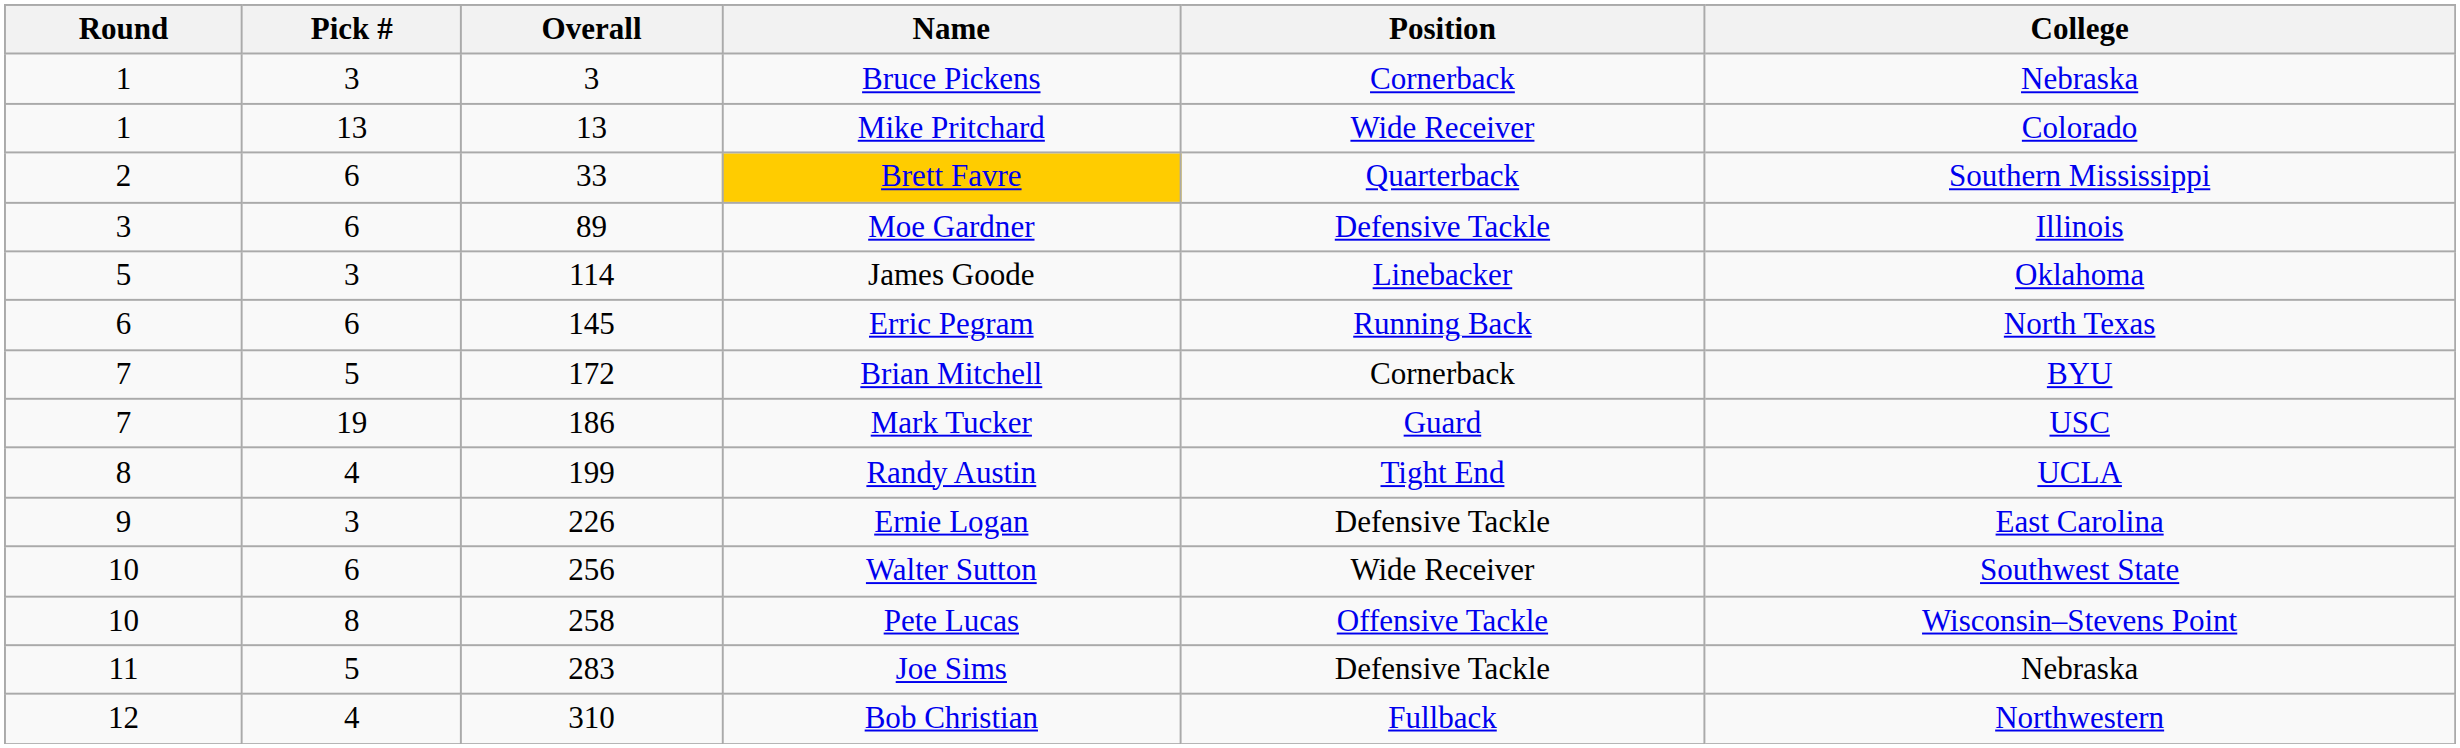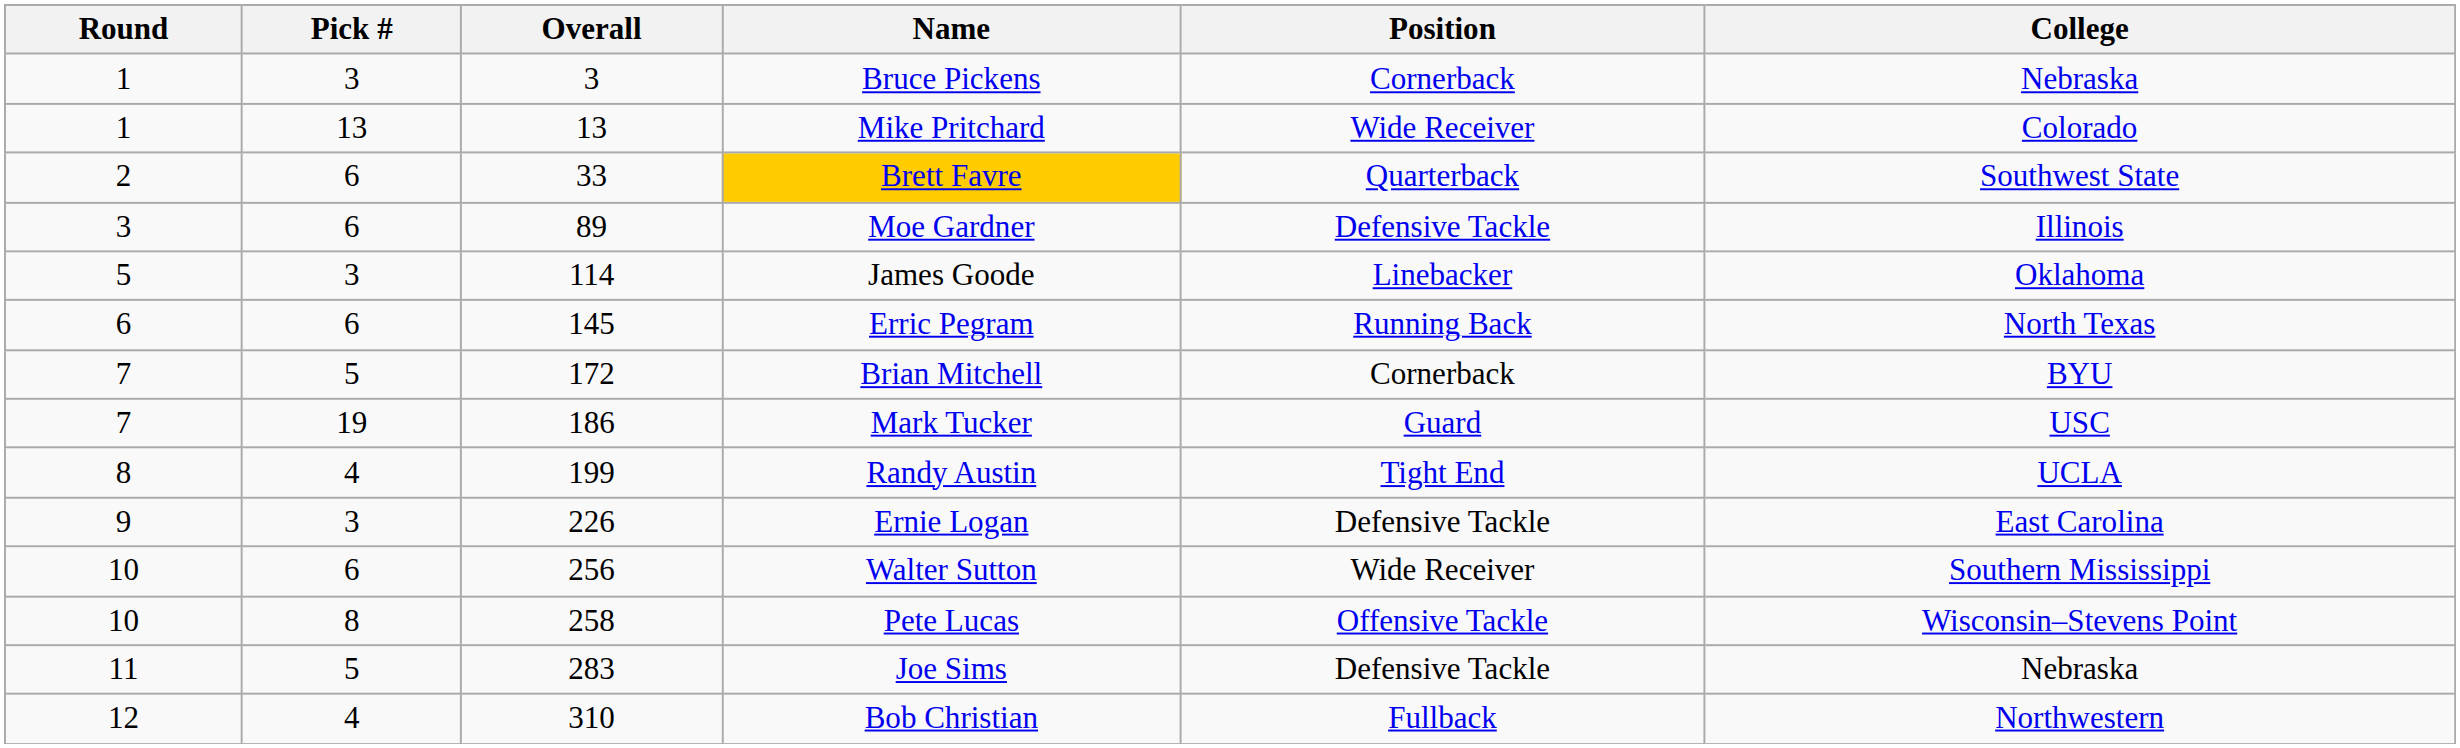(2080, 176) Southern Mississippi -> (2080, 176) Southwest State
(2080, 570) Southwest State -> (2080, 570) Southern Mississippi
